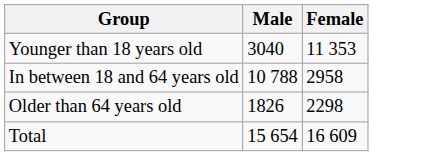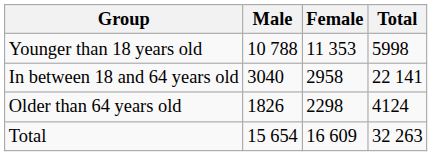+ column: (397, 19)
(266, 48) 3040 -> (273, 48) 10 788
(273, 77) 10 788 -> (266, 77) 3040
